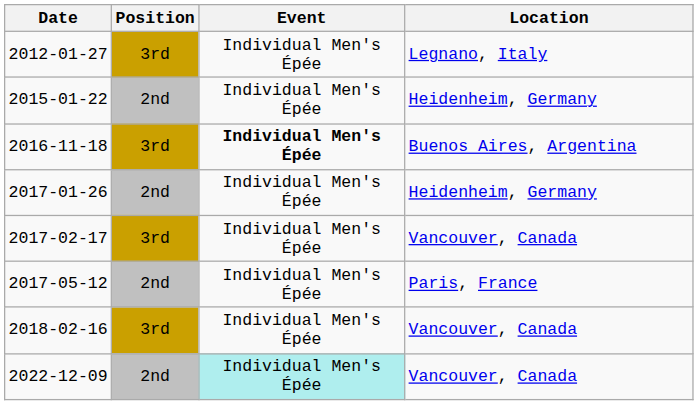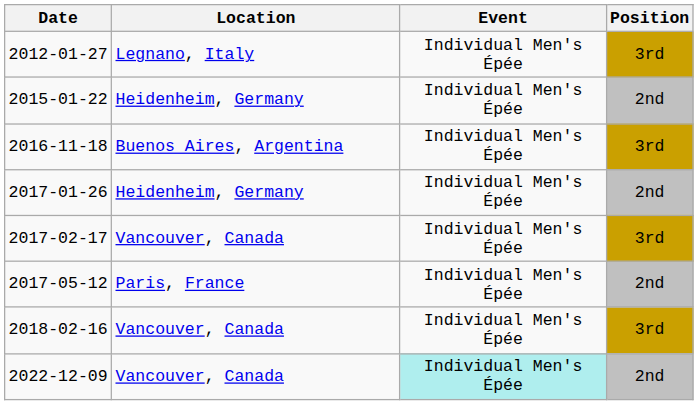columns swapped: (549, 18) <-> (155, 18)
(302, 146) bold -> (503, 146) normal
